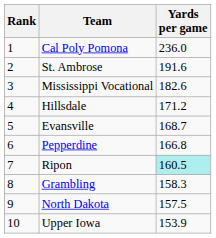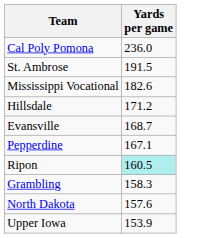- column: (22, 21)
(173, 67) 191.6 -> (138, 67) 191.5
(173, 145) 166.8 -> (138, 145) 167.1
(173, 203) 157.5 -> (138, 203) 157.6
